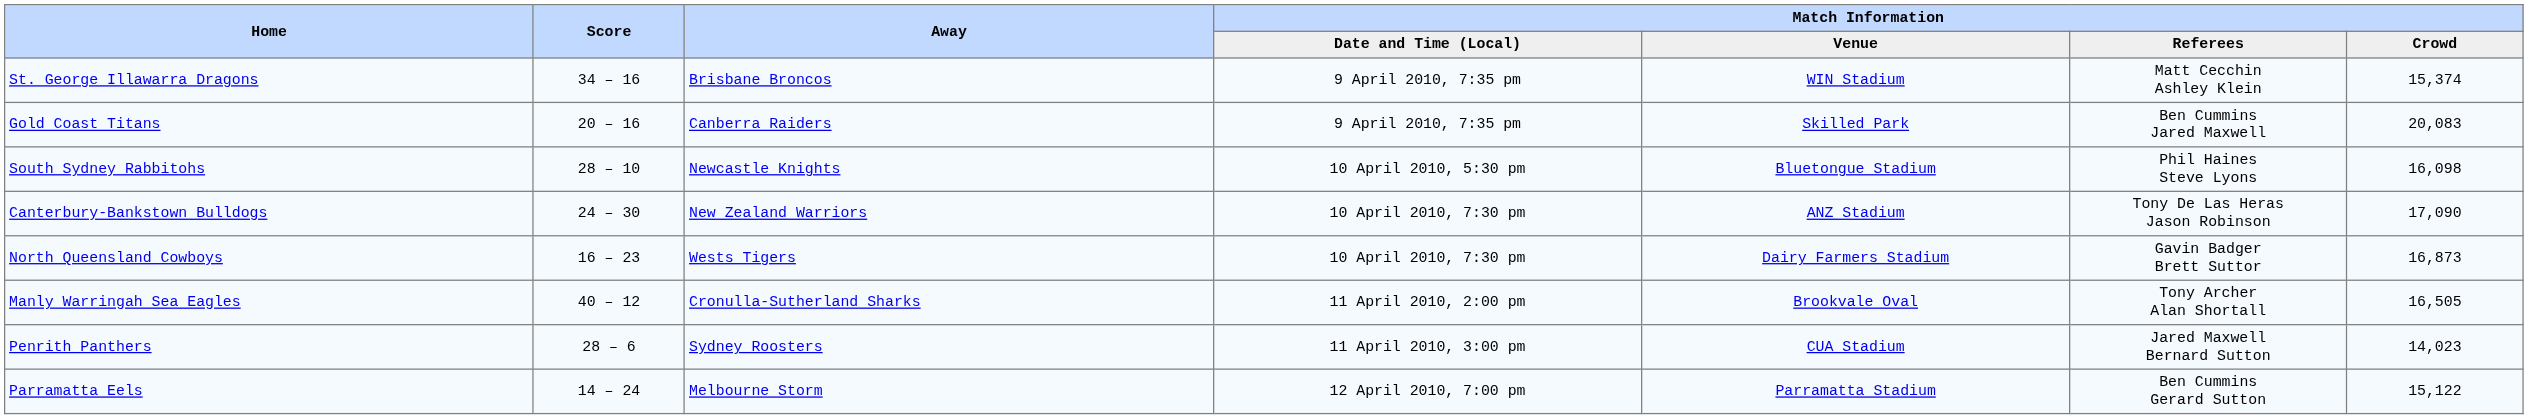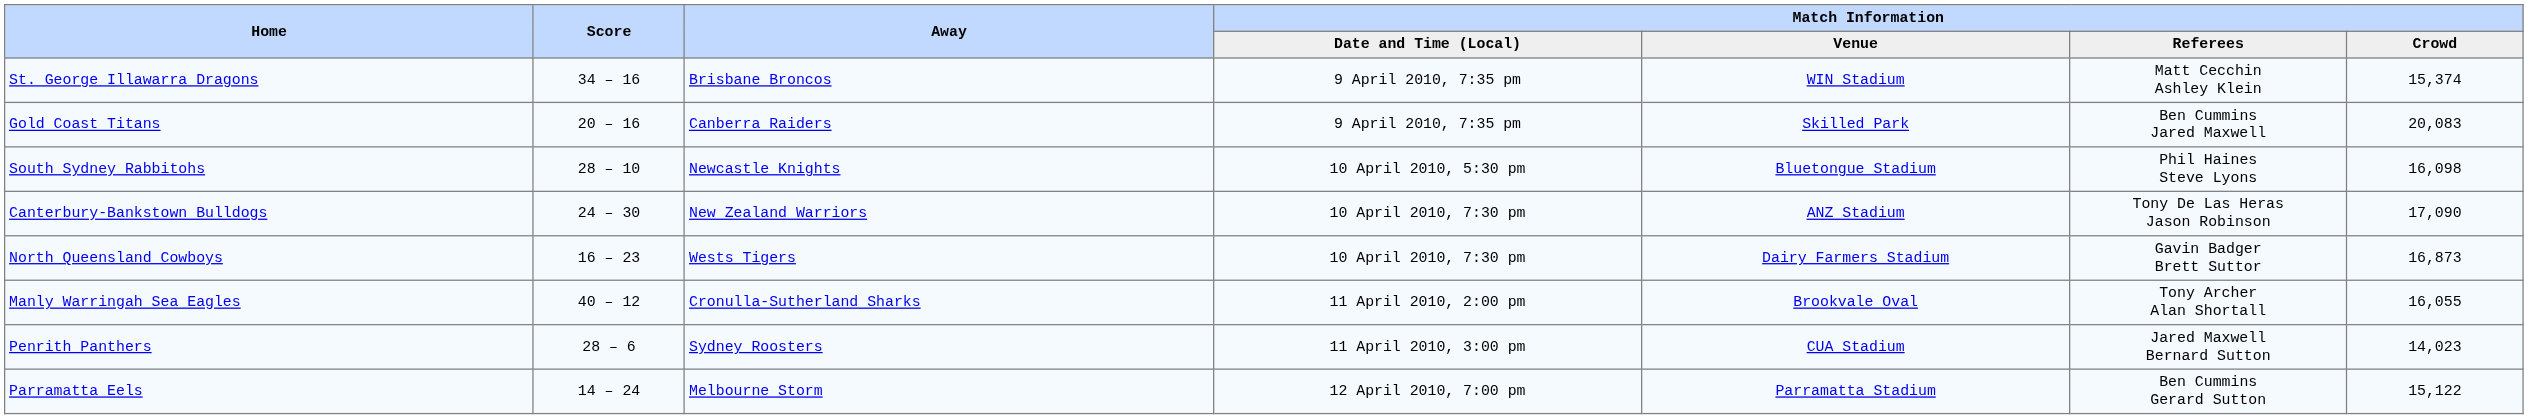(2435, 302) 16,505 -> (2435, 302) 16,055
